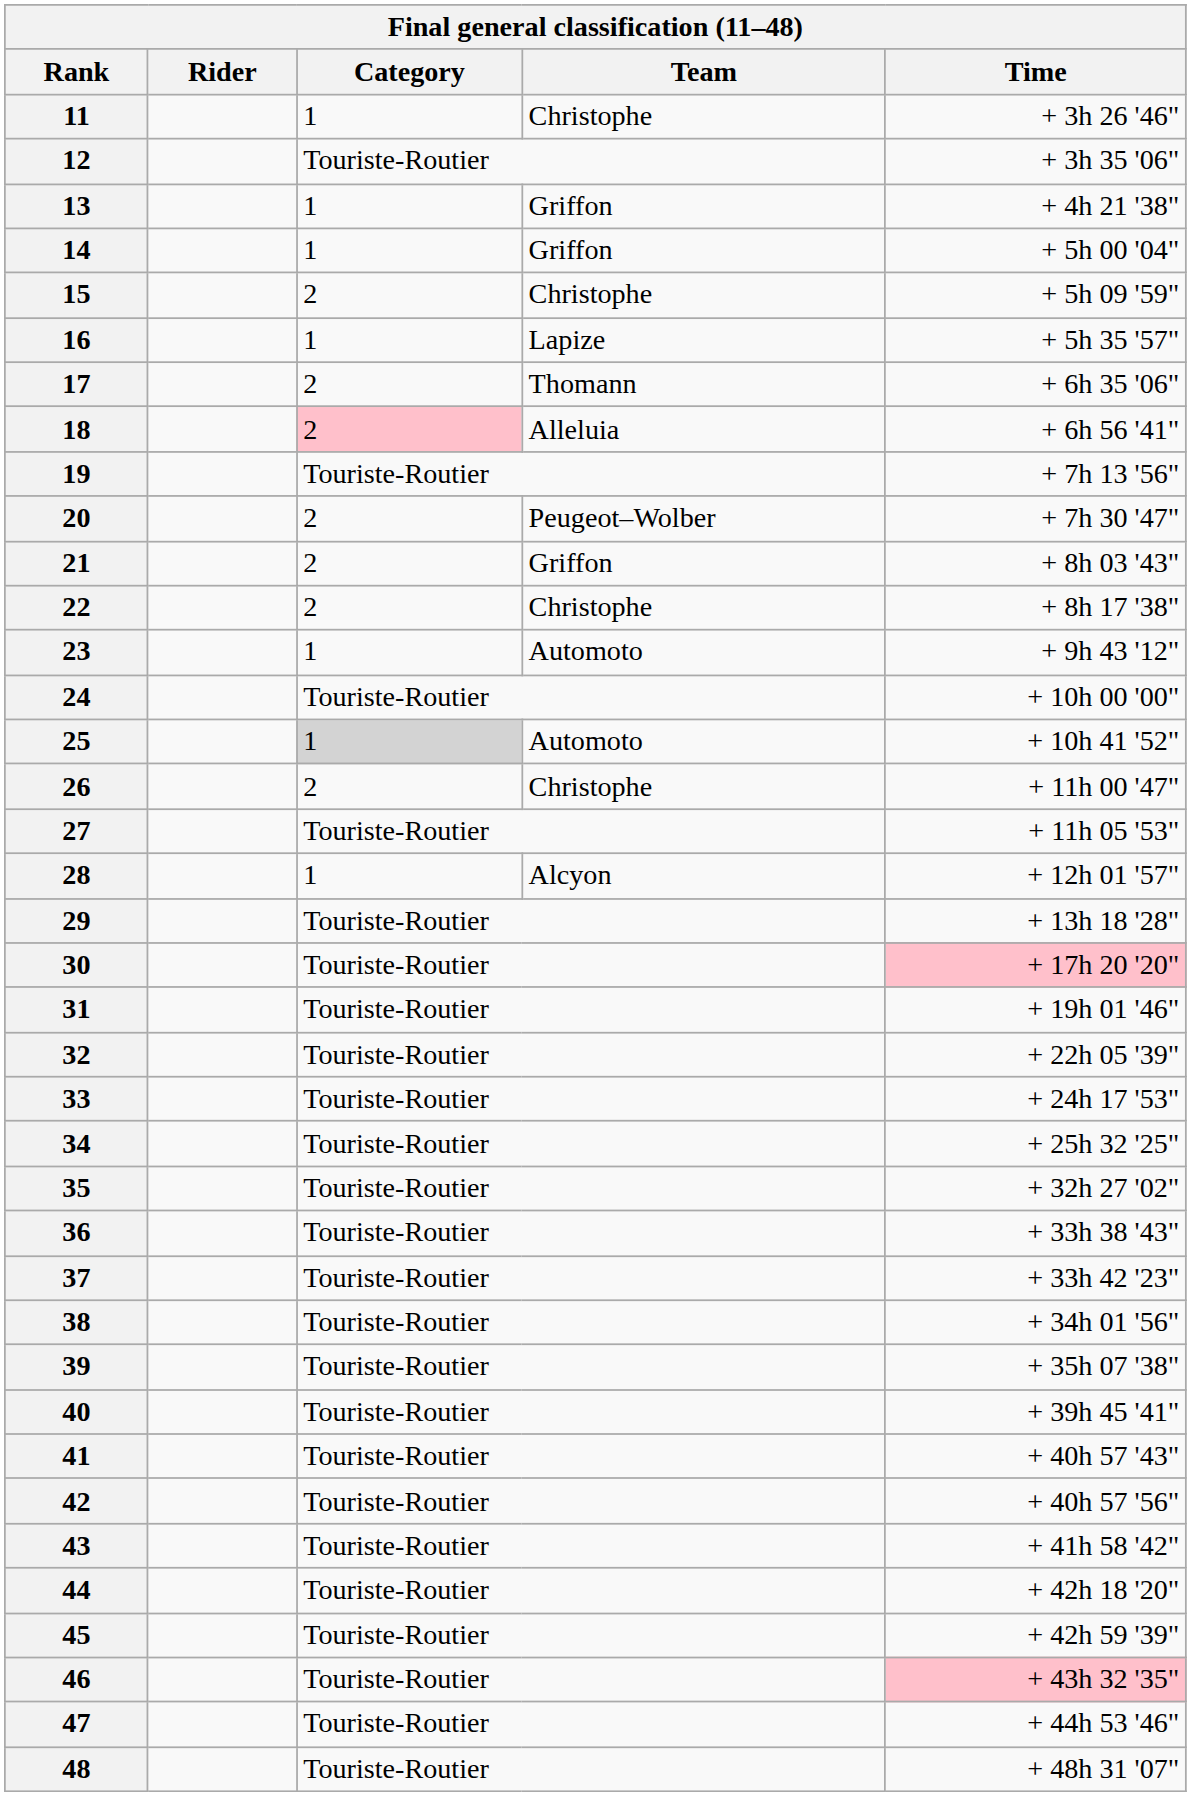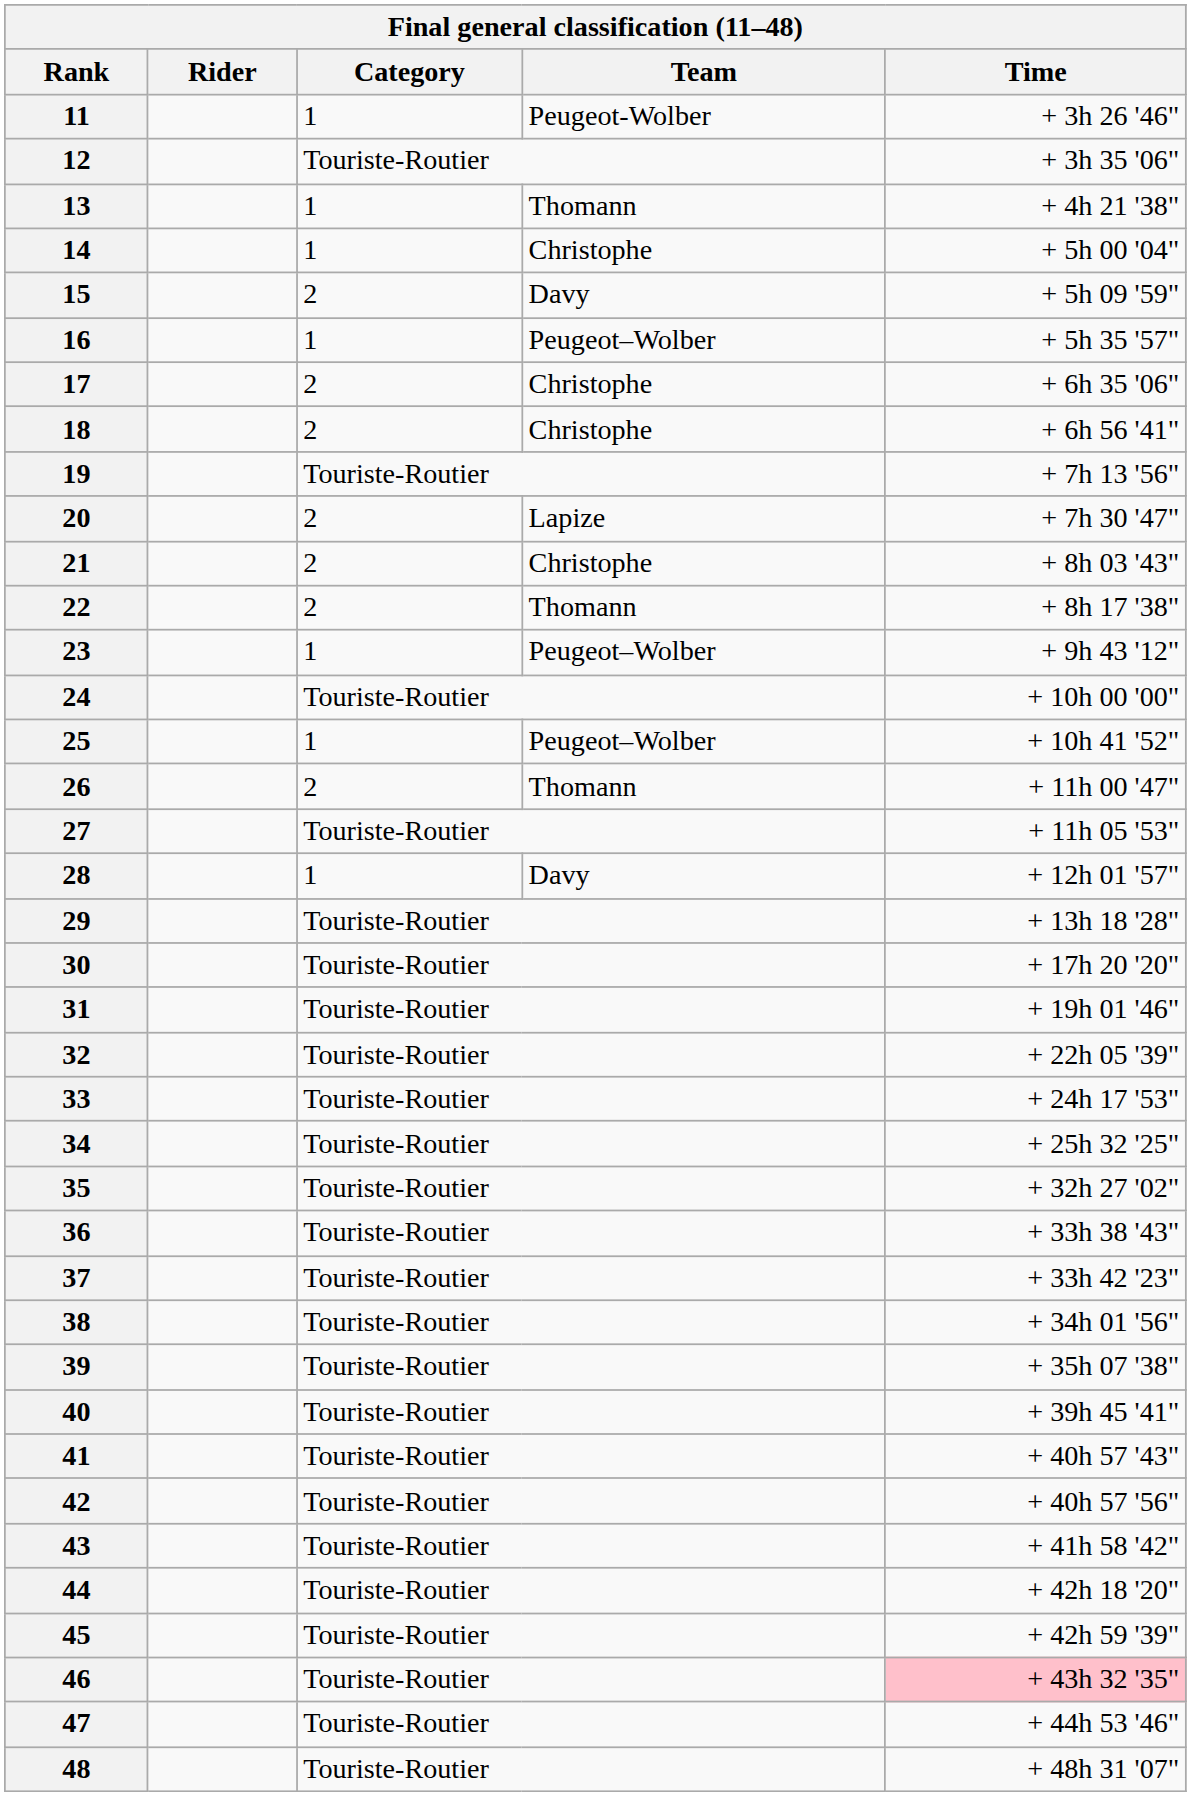(590, 116) Christophe -> (620, 116) Peugeot-Wolber
(571, 205) Griffon -> (583, 205) Thomann
(571, 250) Griffon -> (590, 250) Christophe
(590, 294) Christophe -> (559, 294) Davy
(567, 339) Lapize -> (622, 339) Peugeot–Wolber
(583, 384) Thomann -> (590, 384) Christophe
(310, 428) pink background -> (310, 428) no background
(574, 428) Alleluia -> (590, 428) Christophe
(622, 518) Peugeot–Wolber -> (567, 518) Lapize
(571, 562) Griffon -> (590, 562) Christophe
(590, 607) Christophe -> (583, 607) Thomann
(586, 652) Automoto -> (622, 652) Peugeot–Wolber
(310, 741) lightgrey background -> (310, 741) no background
(586, 741) Automoto -> (622, 741) Peugeot–Wolber
(590, 786) Christophe -> (583, 786) Thomann
(570, 875) Alcyon -> (559, 875) Davy
(1103, 964) pink background -> (1103, 964) no background
